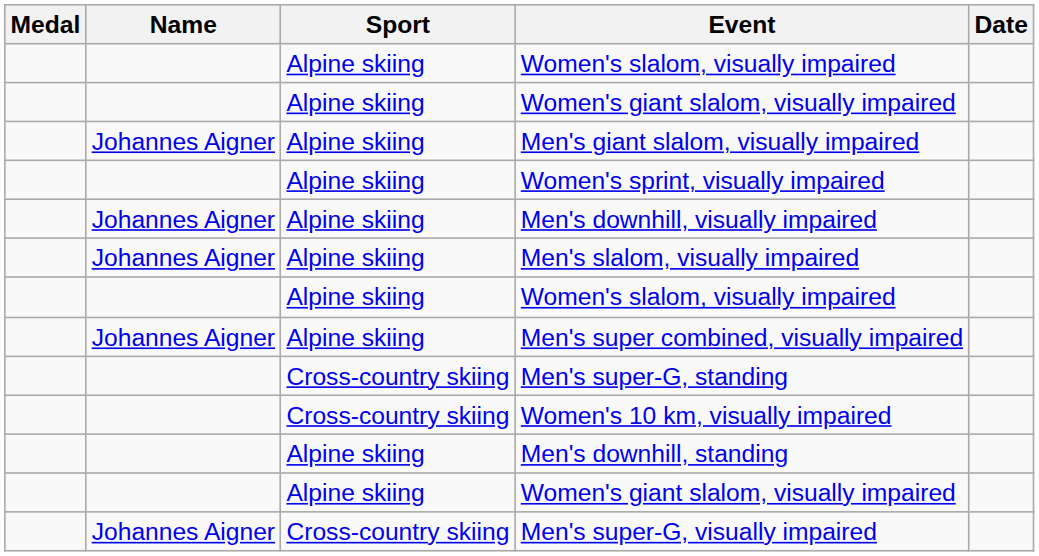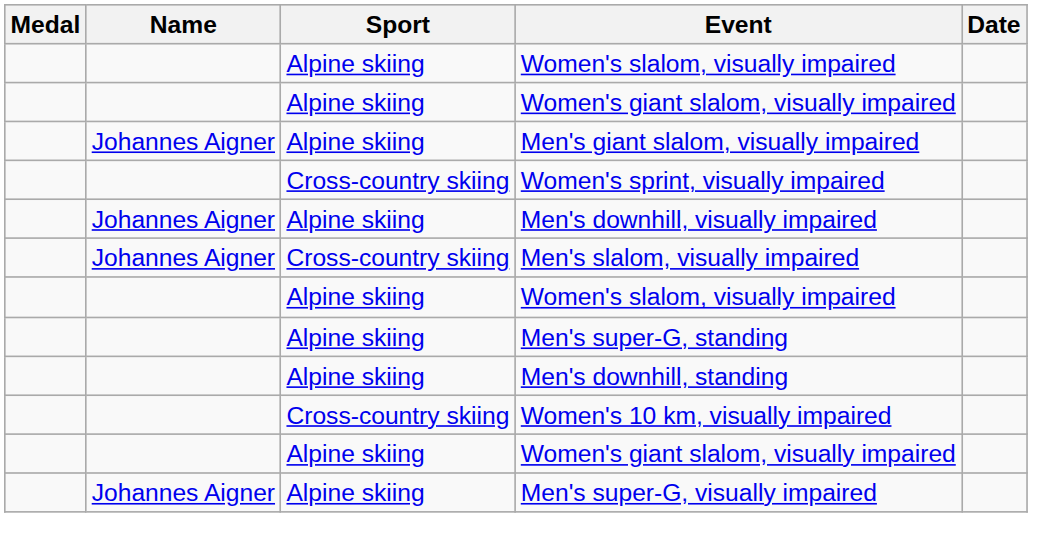(356, 180) Alpine skiing -> (398, 180) Cross-country skiing
(356, 258) Alpine skiing -> (398, 258) Cross-country skiing
- row: (183, 336)
(398, 375) Cross-country skiing -> (356, 336) Alpine skiing
rows swapped: (183, 453) <-> (183, 414)
(398, 531) Cross-country skiing -> (356, 492) Alpine skiing
